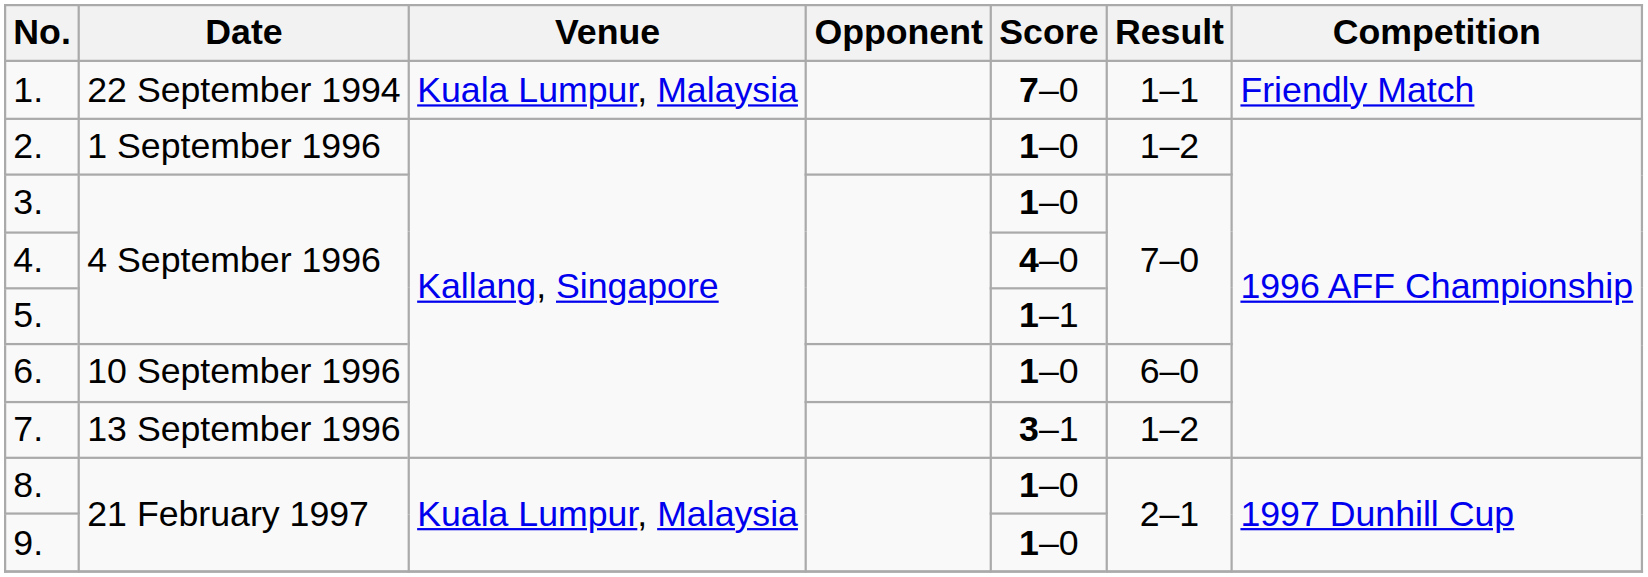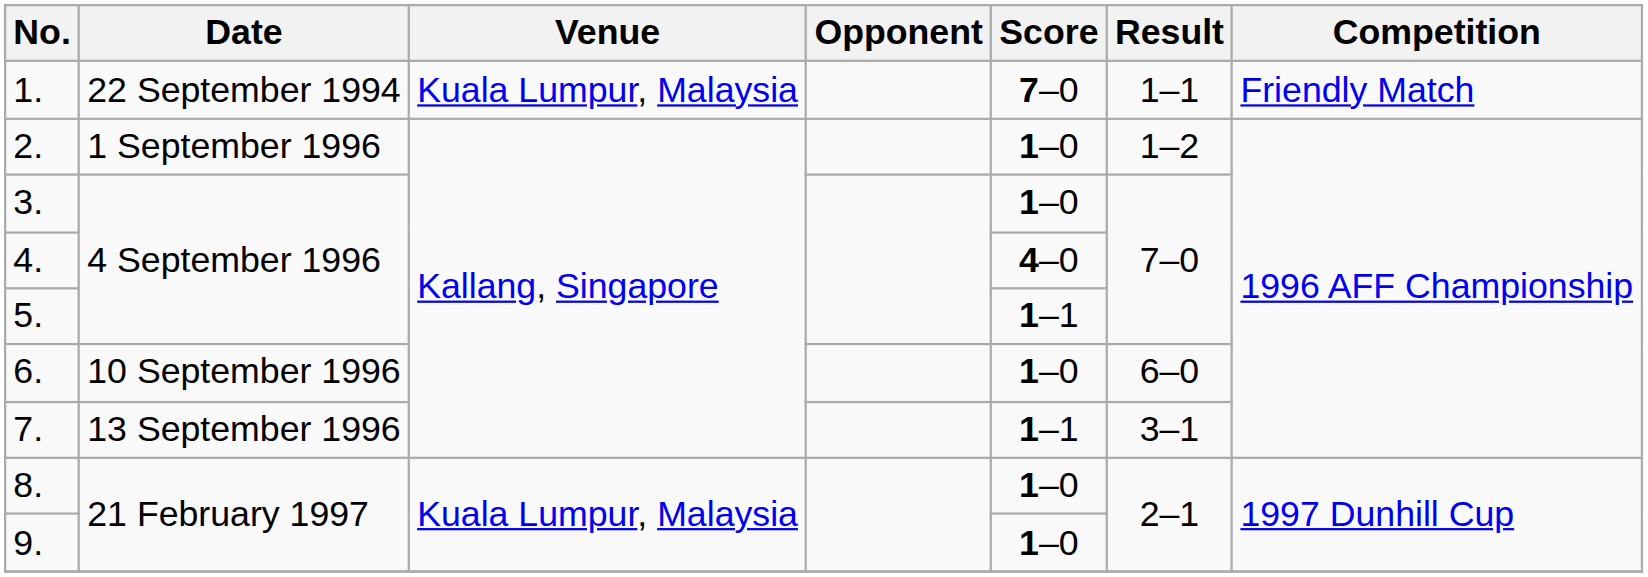(1049, 428) 3–1 -> (1049, 428) 1–1
(1169, 428) 1–2 -> (1169, 428) 3–1
